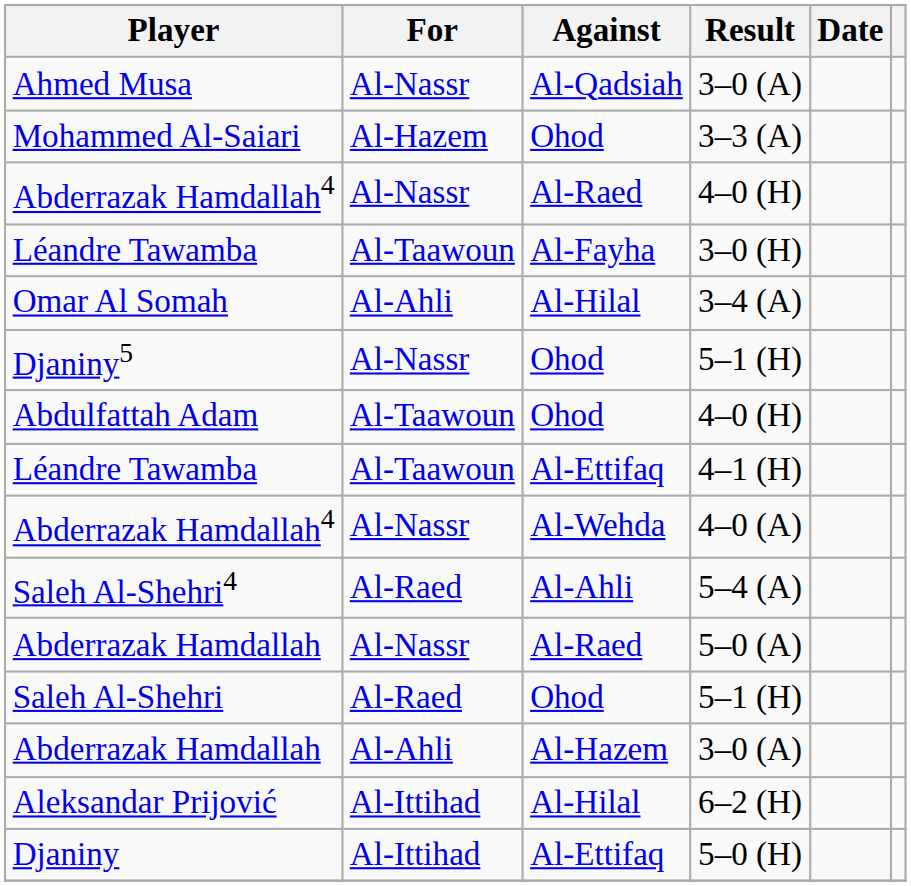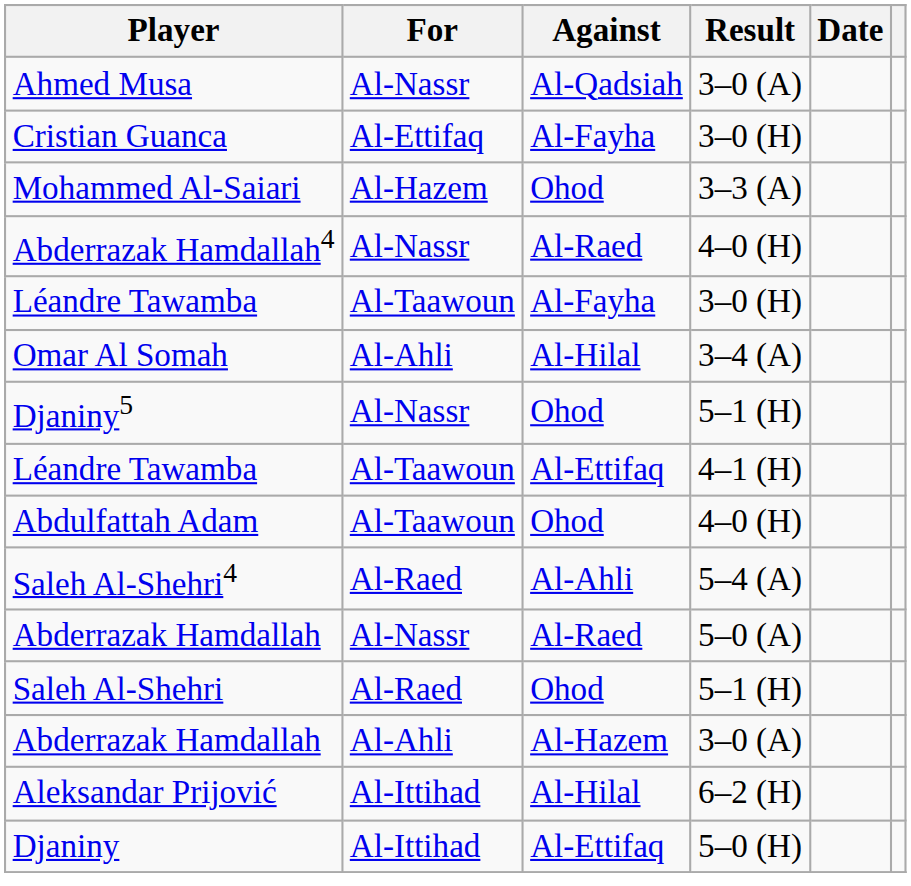+ row: (120, 135)
rows swapped: (135, 416) <-> (135, 468)
- row: (174, 525)
